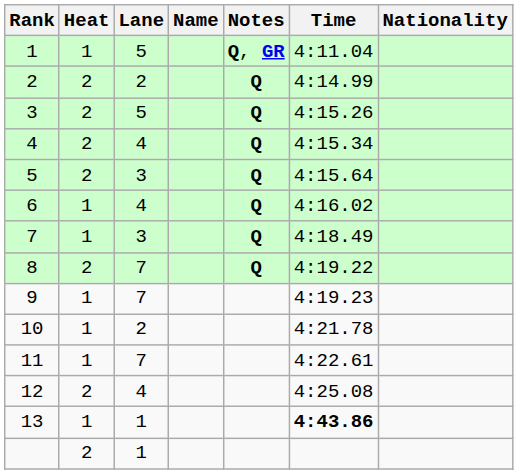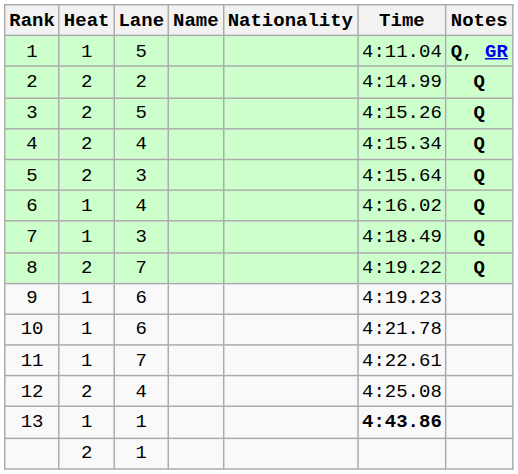columns swapped: (445, 20) <-> (256, 20)
(141, 299) 7 -> (141, 299) 6
(141, 330) 2 -> (141, 330) 6
